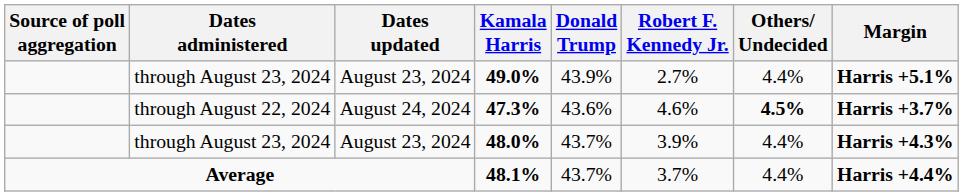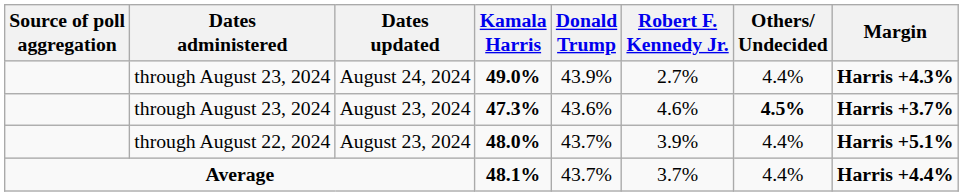(405, 76) August 23, 2024 -> (405, 76) August 24, 2024
(895, 76) Harris +5.1% -> (895, 76) Harris +4.3%
(232, 109) through August 22, 2024 -> (232, 109) through August 23, 2024
(405, 109) August 24, 2024 -> (405, 109) August 23, 2024
(232, 142) through August 23, 2024 -> (232, 142) through August 22, 2024
(895, 142) Harris +4.3% -> (895, 142) Harris +5.1%
